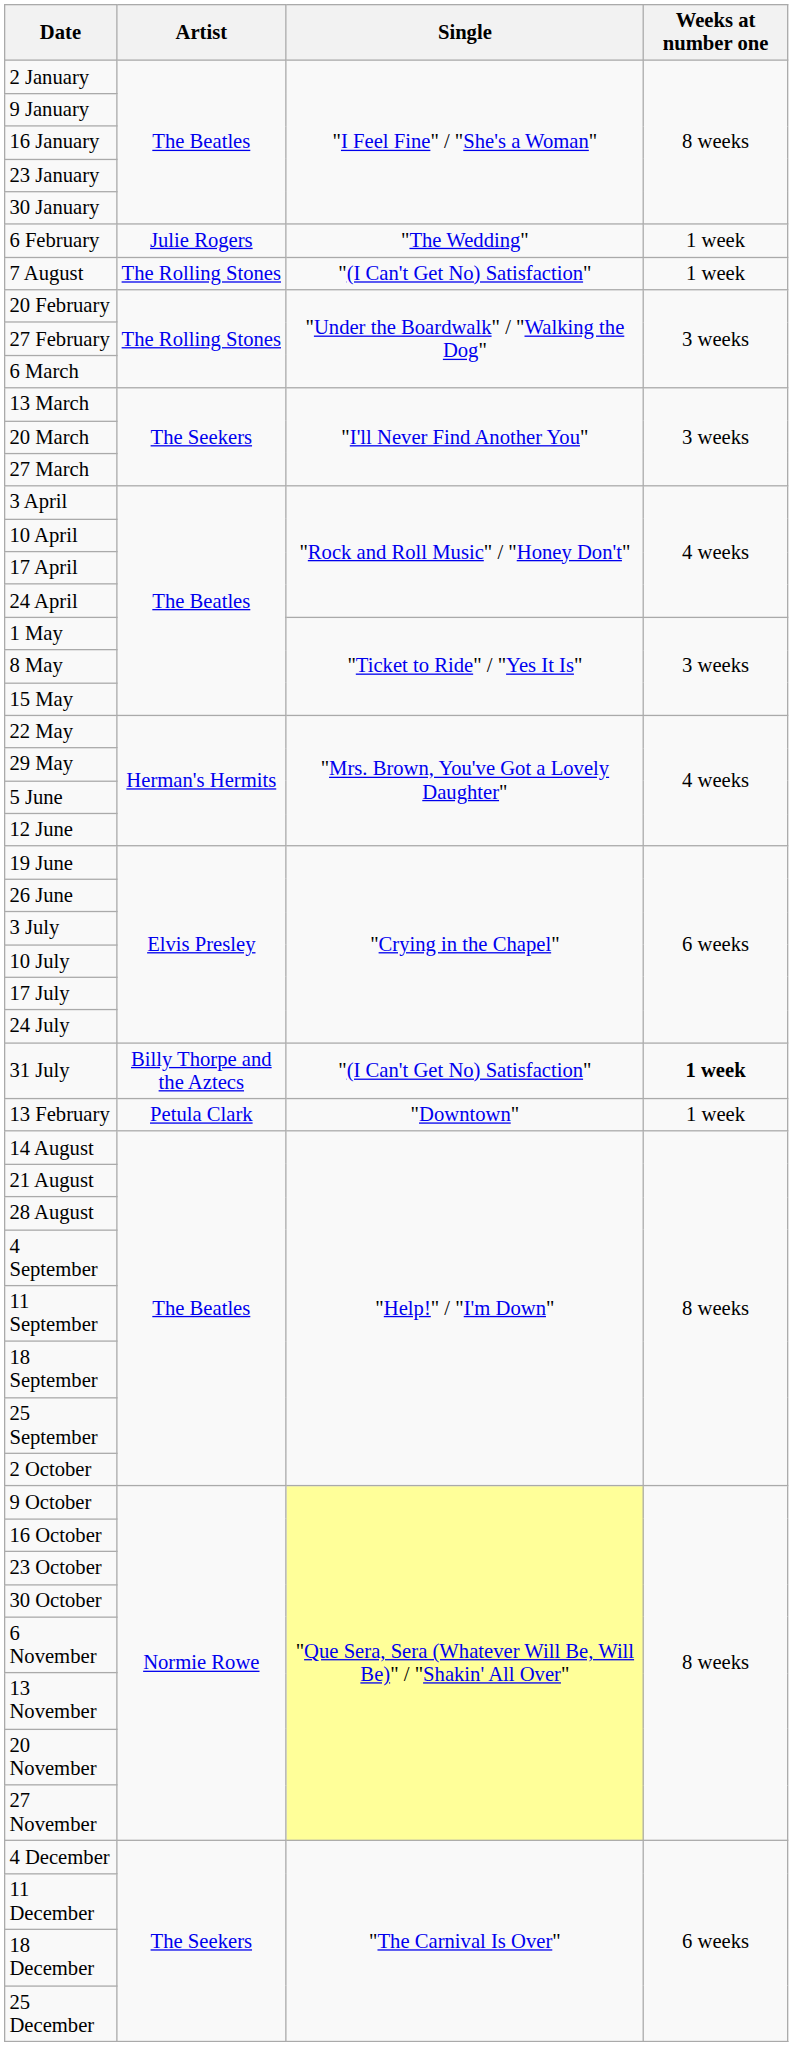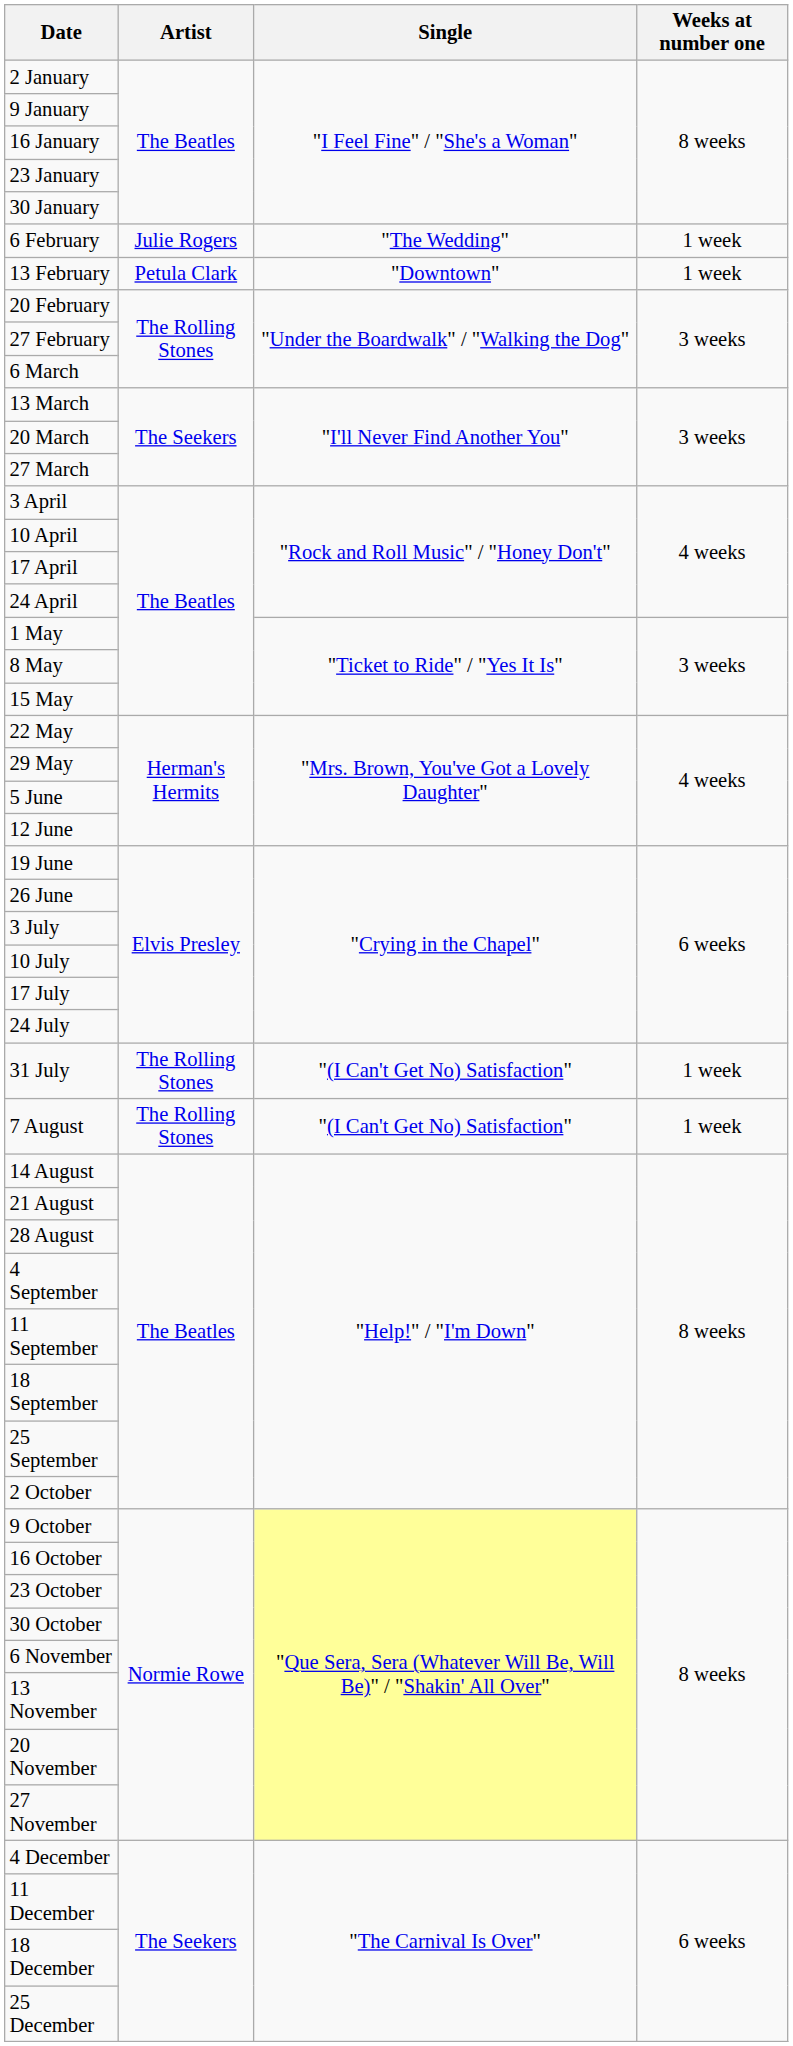rows swapped: (60, 1114) <-> (46, 273)
(201, 1070) Billy Thorpe and the Aztecs -> (186, 1070) The Rolling Stones
(716, 1070) bold -> (712, 1070) normal
